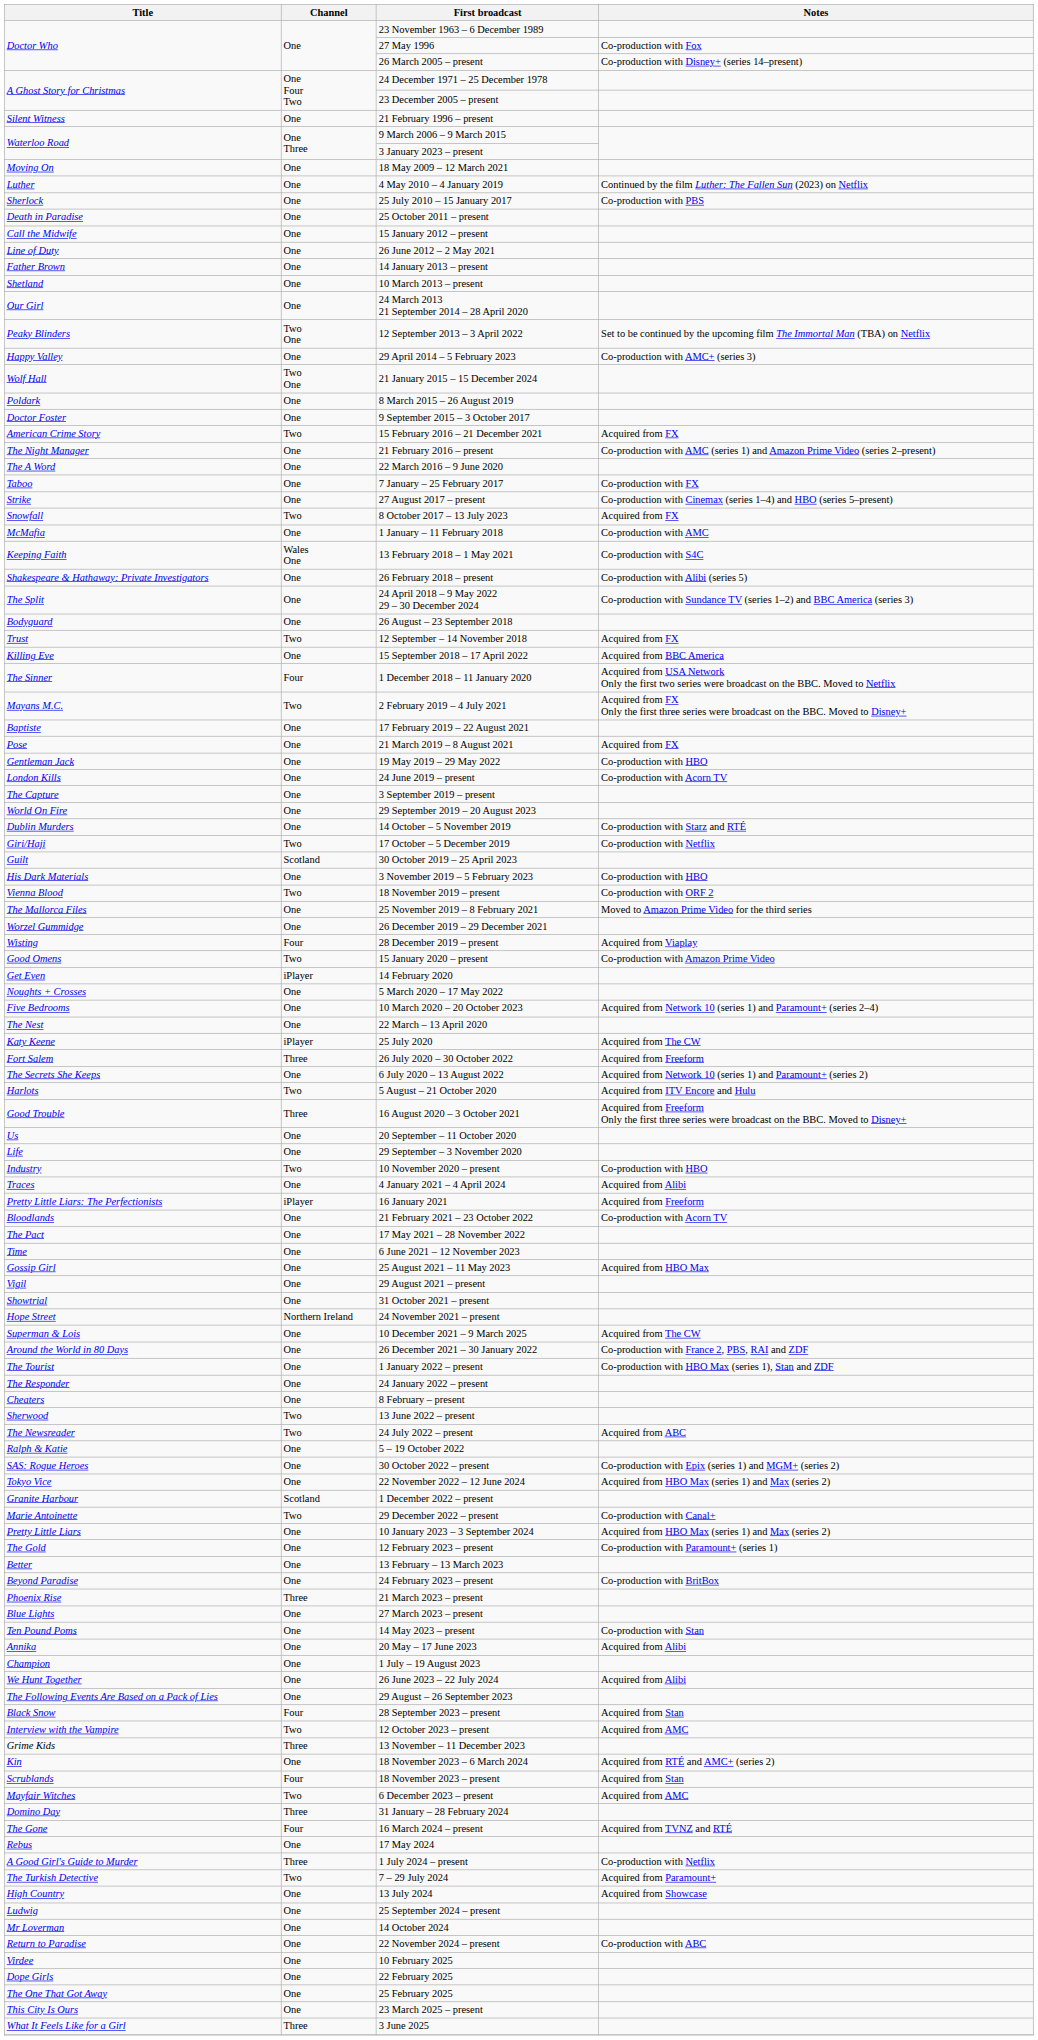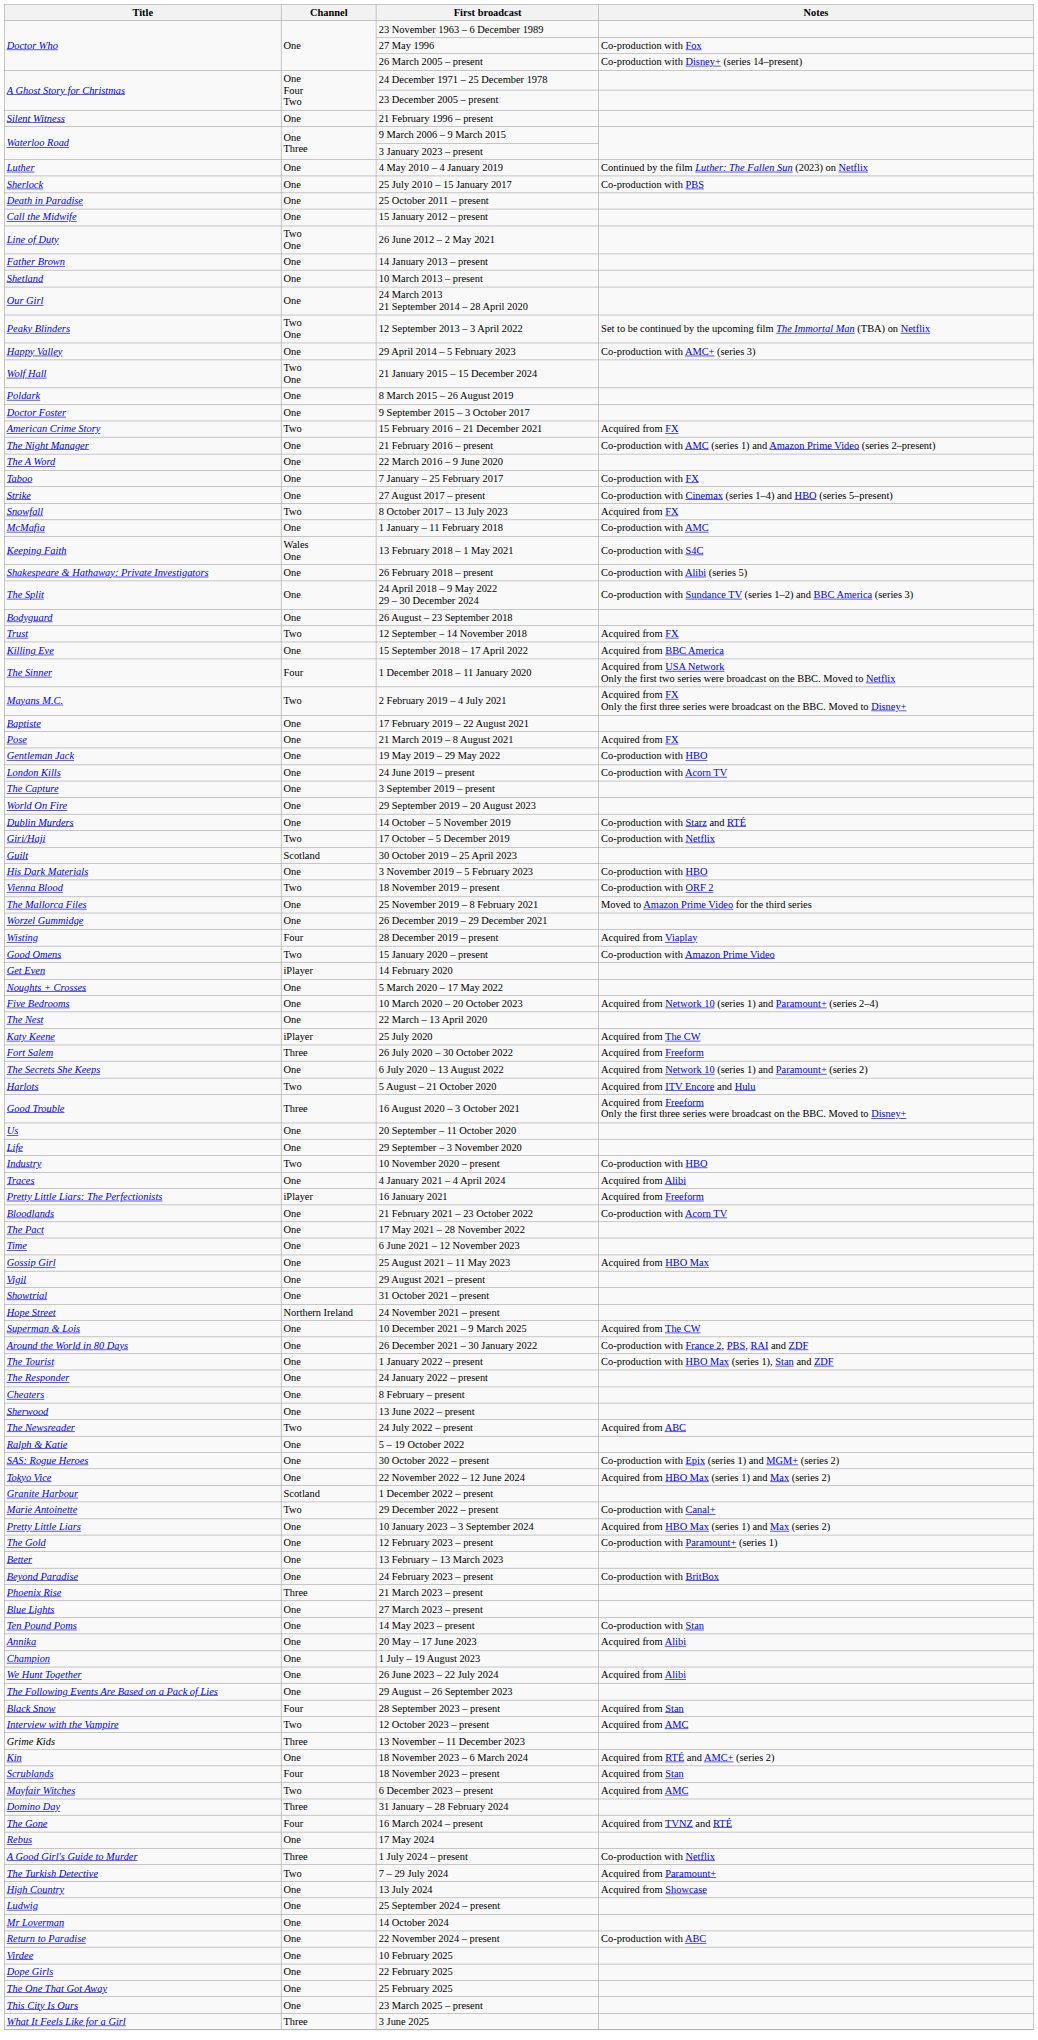- row: (444, 168)
(292, 250) One -> (293, 239) Two One
(293, 1416) Two -> (292, 1411) One
